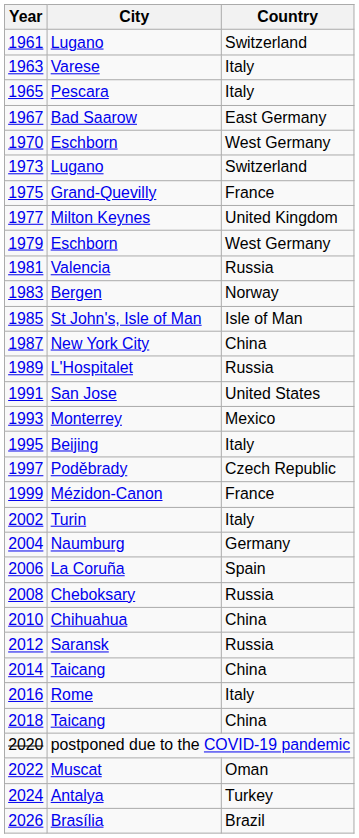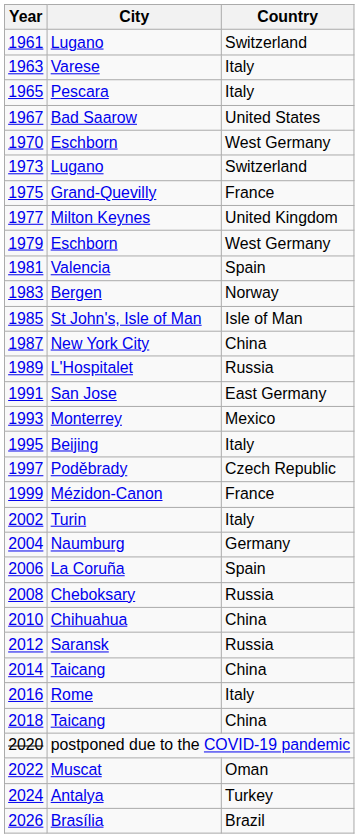(276, 117) East Germany -> (273, 117) United States
(249, 268) Russia -> (245, 268) Spain
(273, 393) United States -> (276, 393) East Germany
